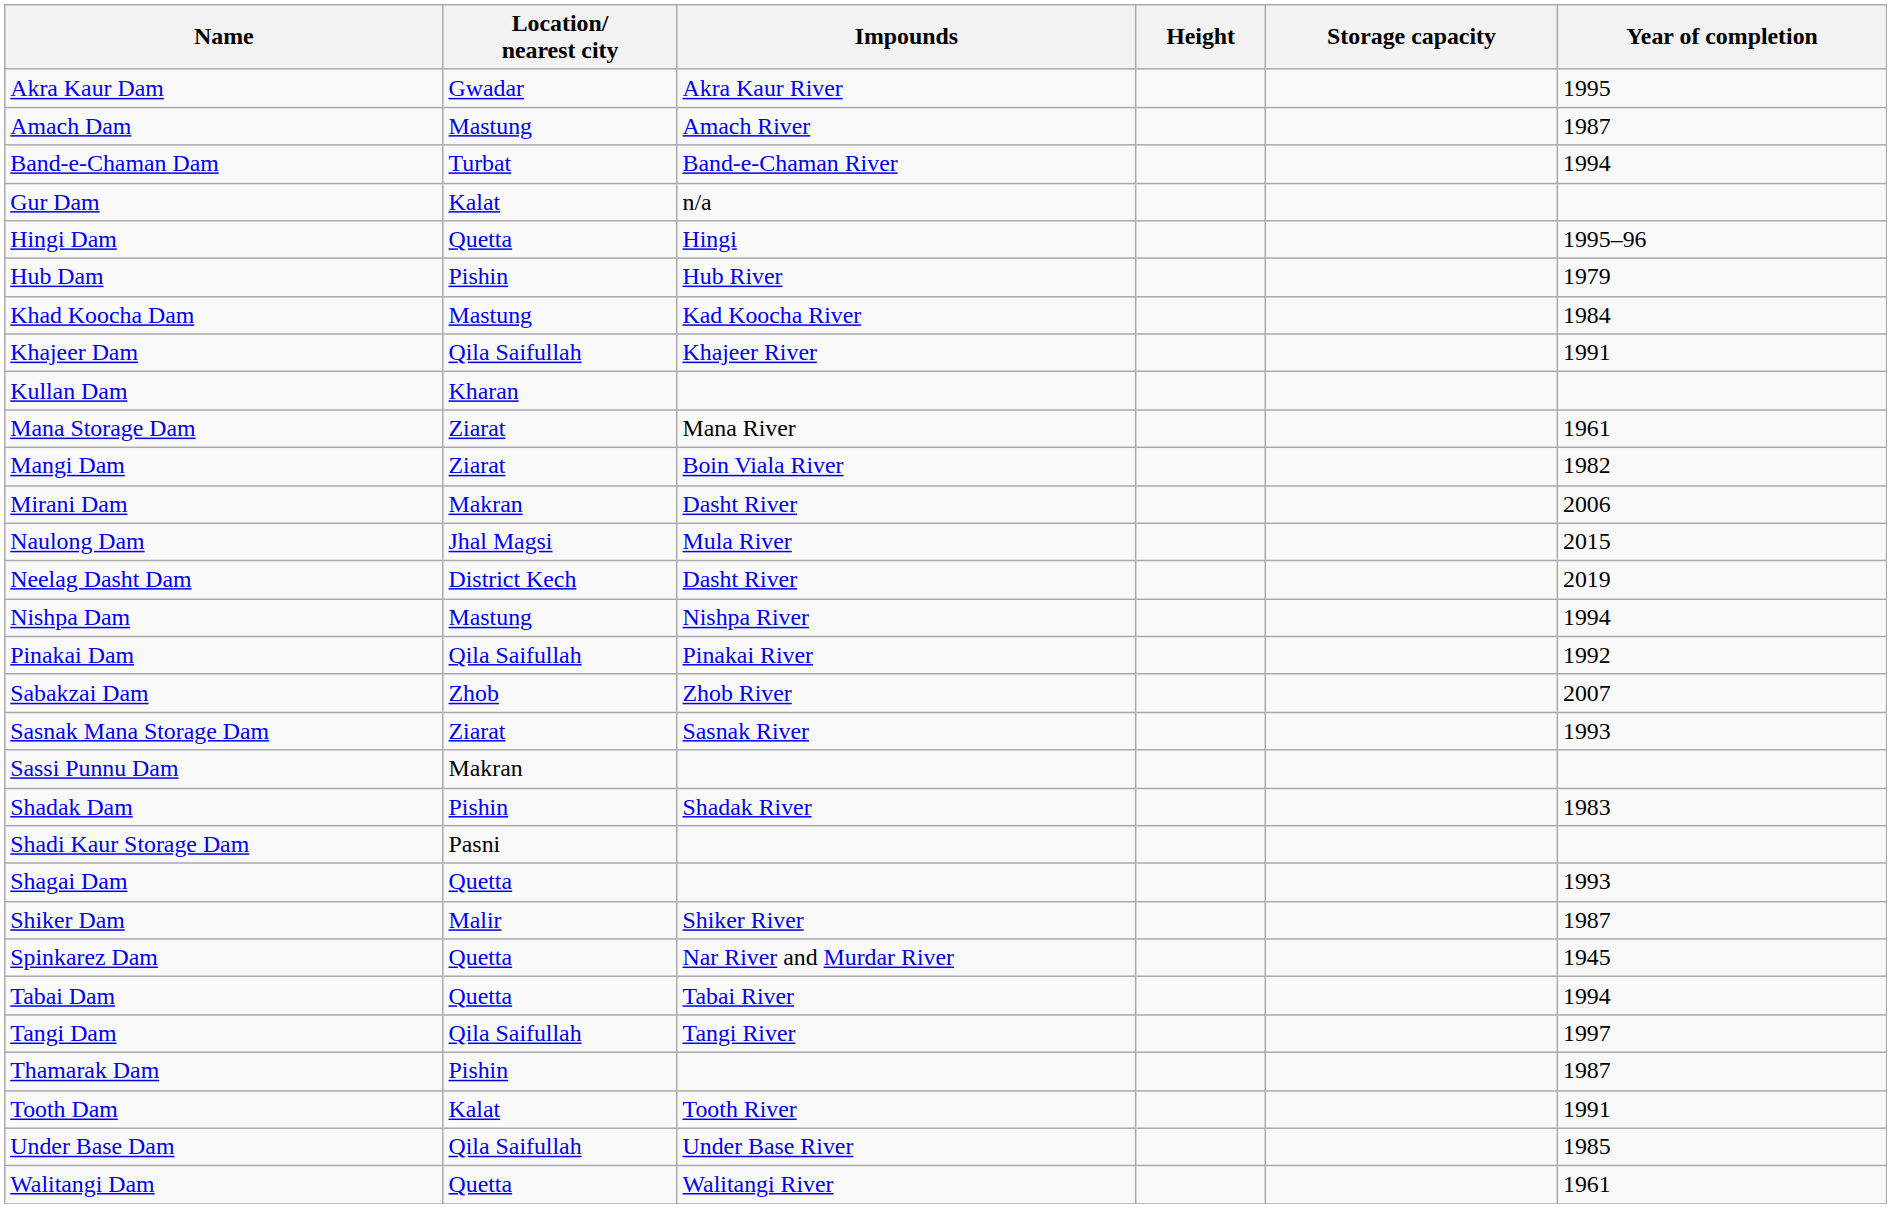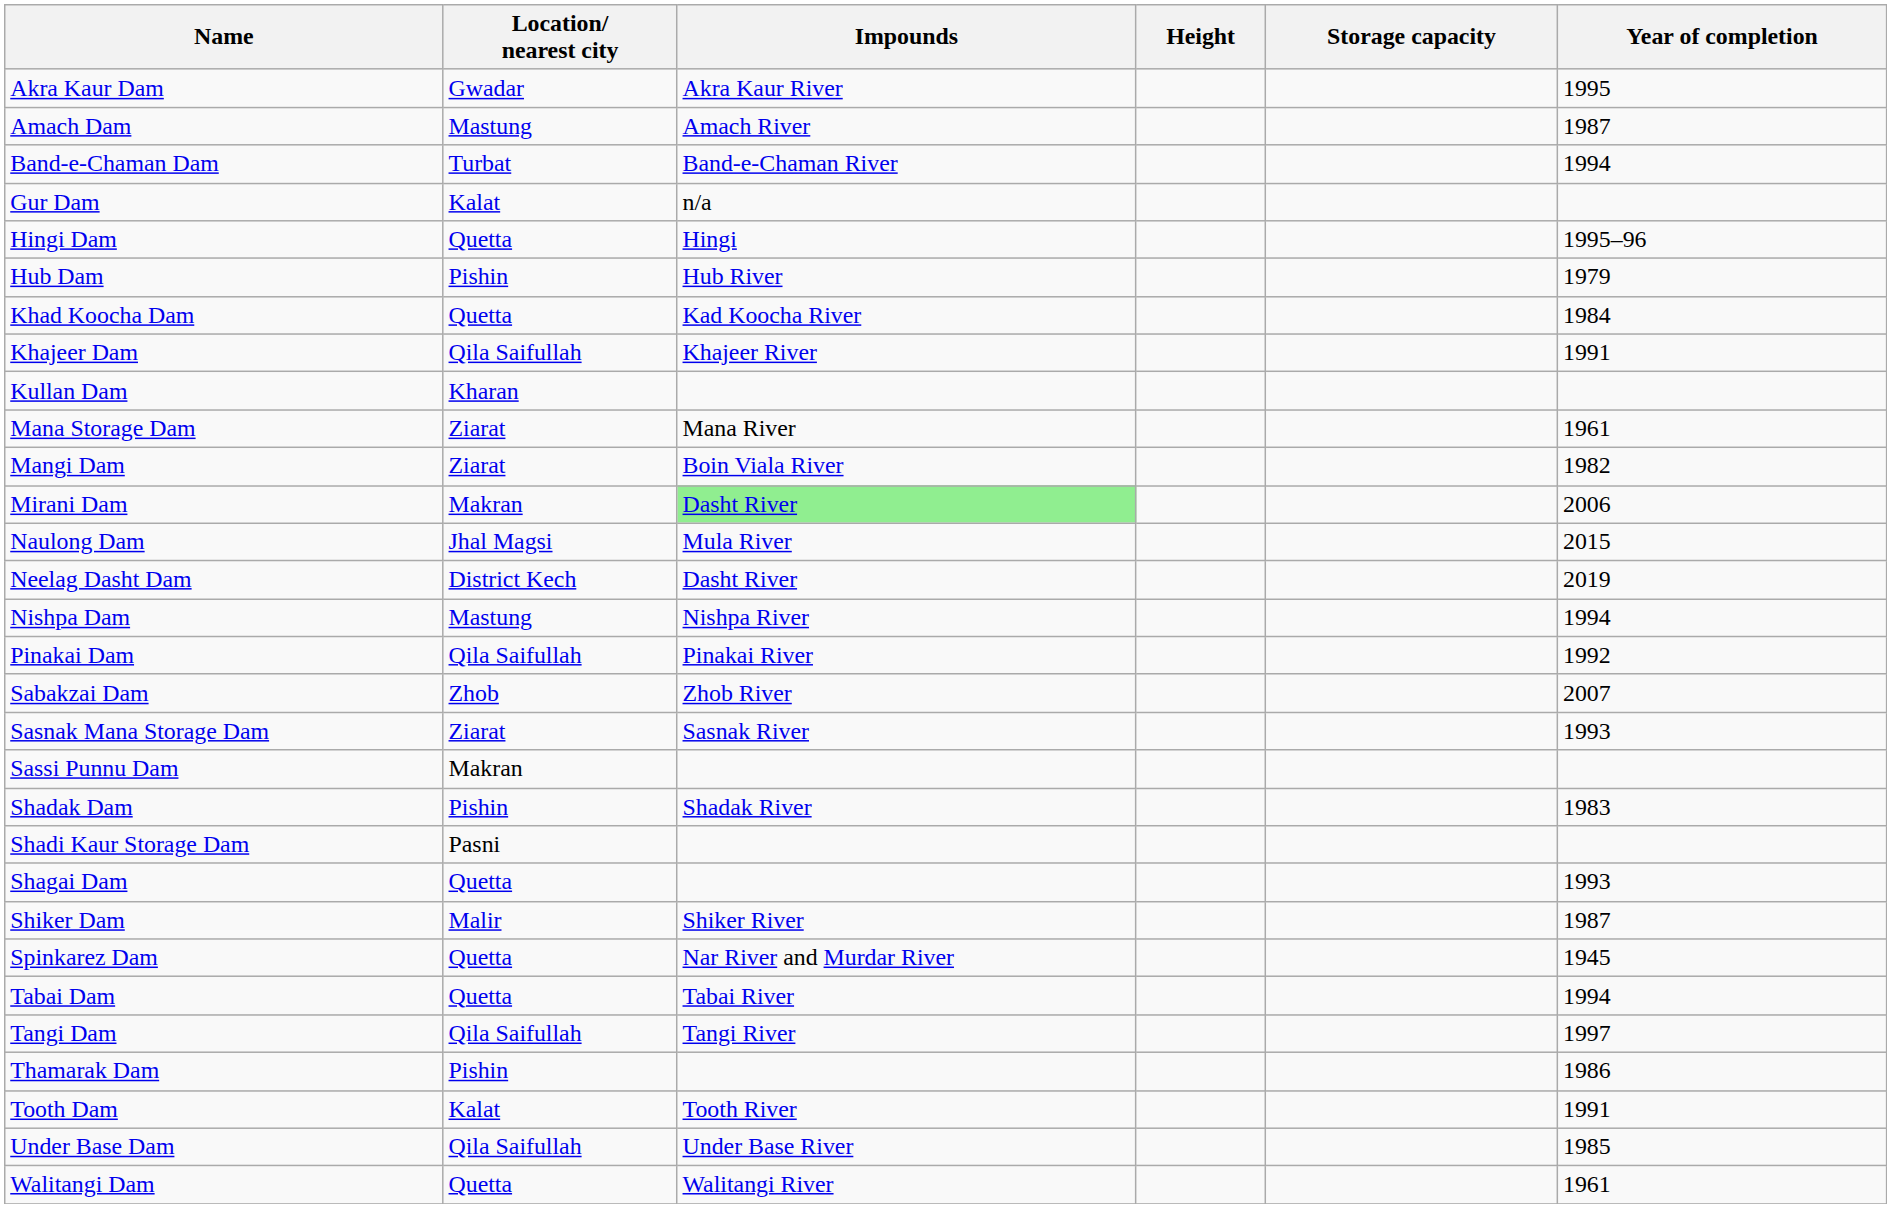(490, 314) Mastung -> (480, 314) Quetta
(740, 503) no background -> (740, 503) lightgreen background
(1587, 1071) 1987 -> (1587, 1071) 1986
